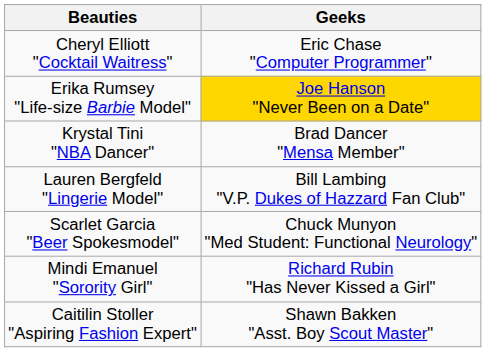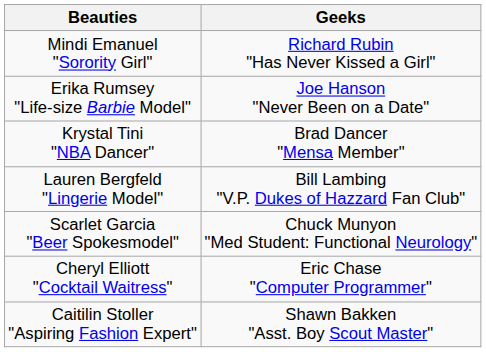rows swapped: (103, 53) <-> (103, 278)
(341, 98) gold background -> (341, 98) no background
